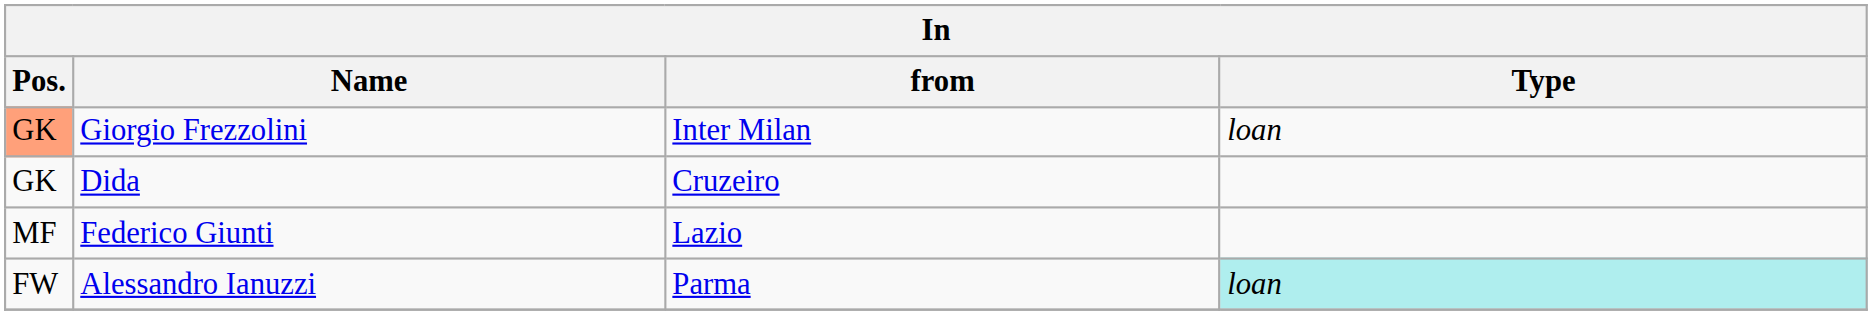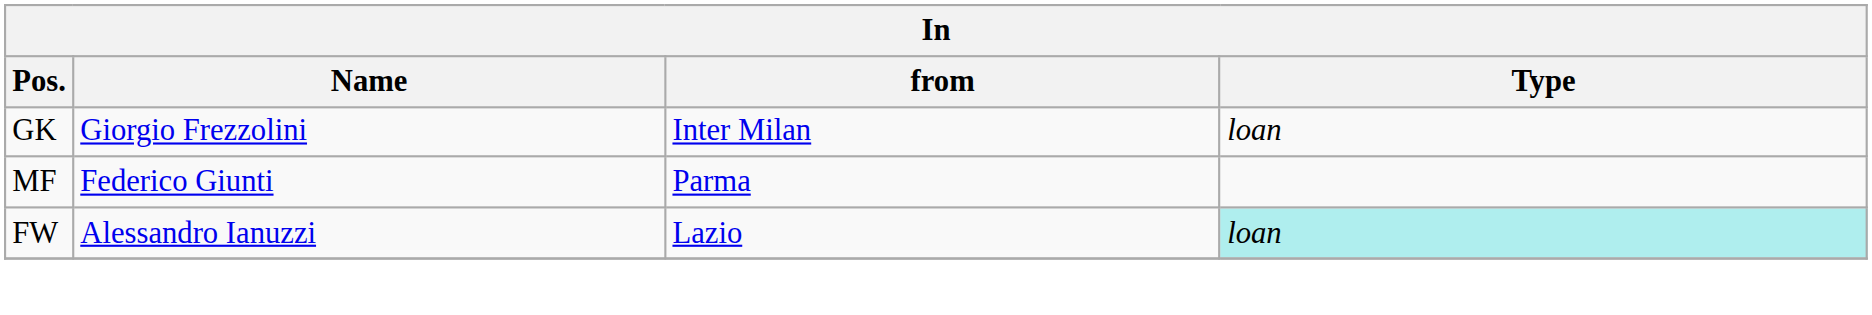(34, 131) lightsalmon background -> (34, 131) no background
- row: (110, 181)
(707, 232) Lazio -> (712, 181) Parma
(712, 283) Parma -> (707, 232) Lazio
